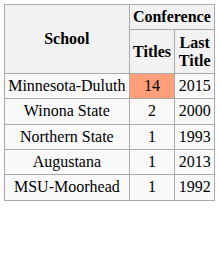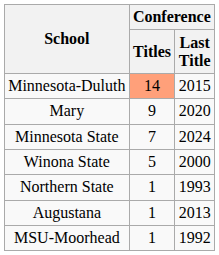+ row: (67, 111)
+ row: (67, 136)
(152, 111) 2 -> (152, 162) 5
